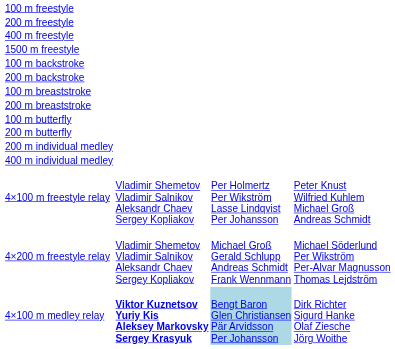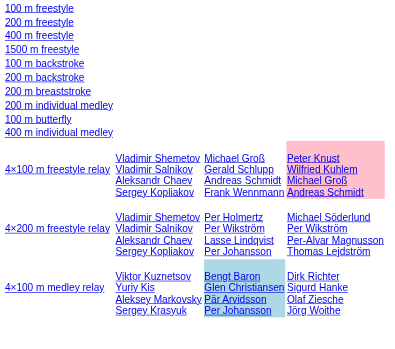- row: (48, 91)
rows swapped: (38, 119) <-> (59, 147)
- row: (38, 133)
(246, 203) Per Holmertz Per Wikström Lasse Lindqvist Per Johansson -> (244, 175) Michael Groß Gerald Schlupp Andreas Schmidt Frank Wennmann
(332, 203) no background -> (325, 175) pink background
(251, 262) Michael Groß Gerald Schlupp Andreas Schmidt Frank Wennmann -> (239, 234) Per Holmertz Per Wikström Lasse Lindqvist Per Johansson
(162, 321) bold -> (159, 294) normal
